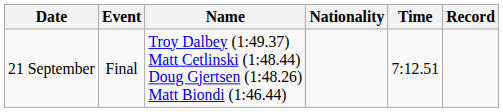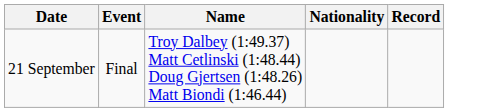- column: (415, 16)
